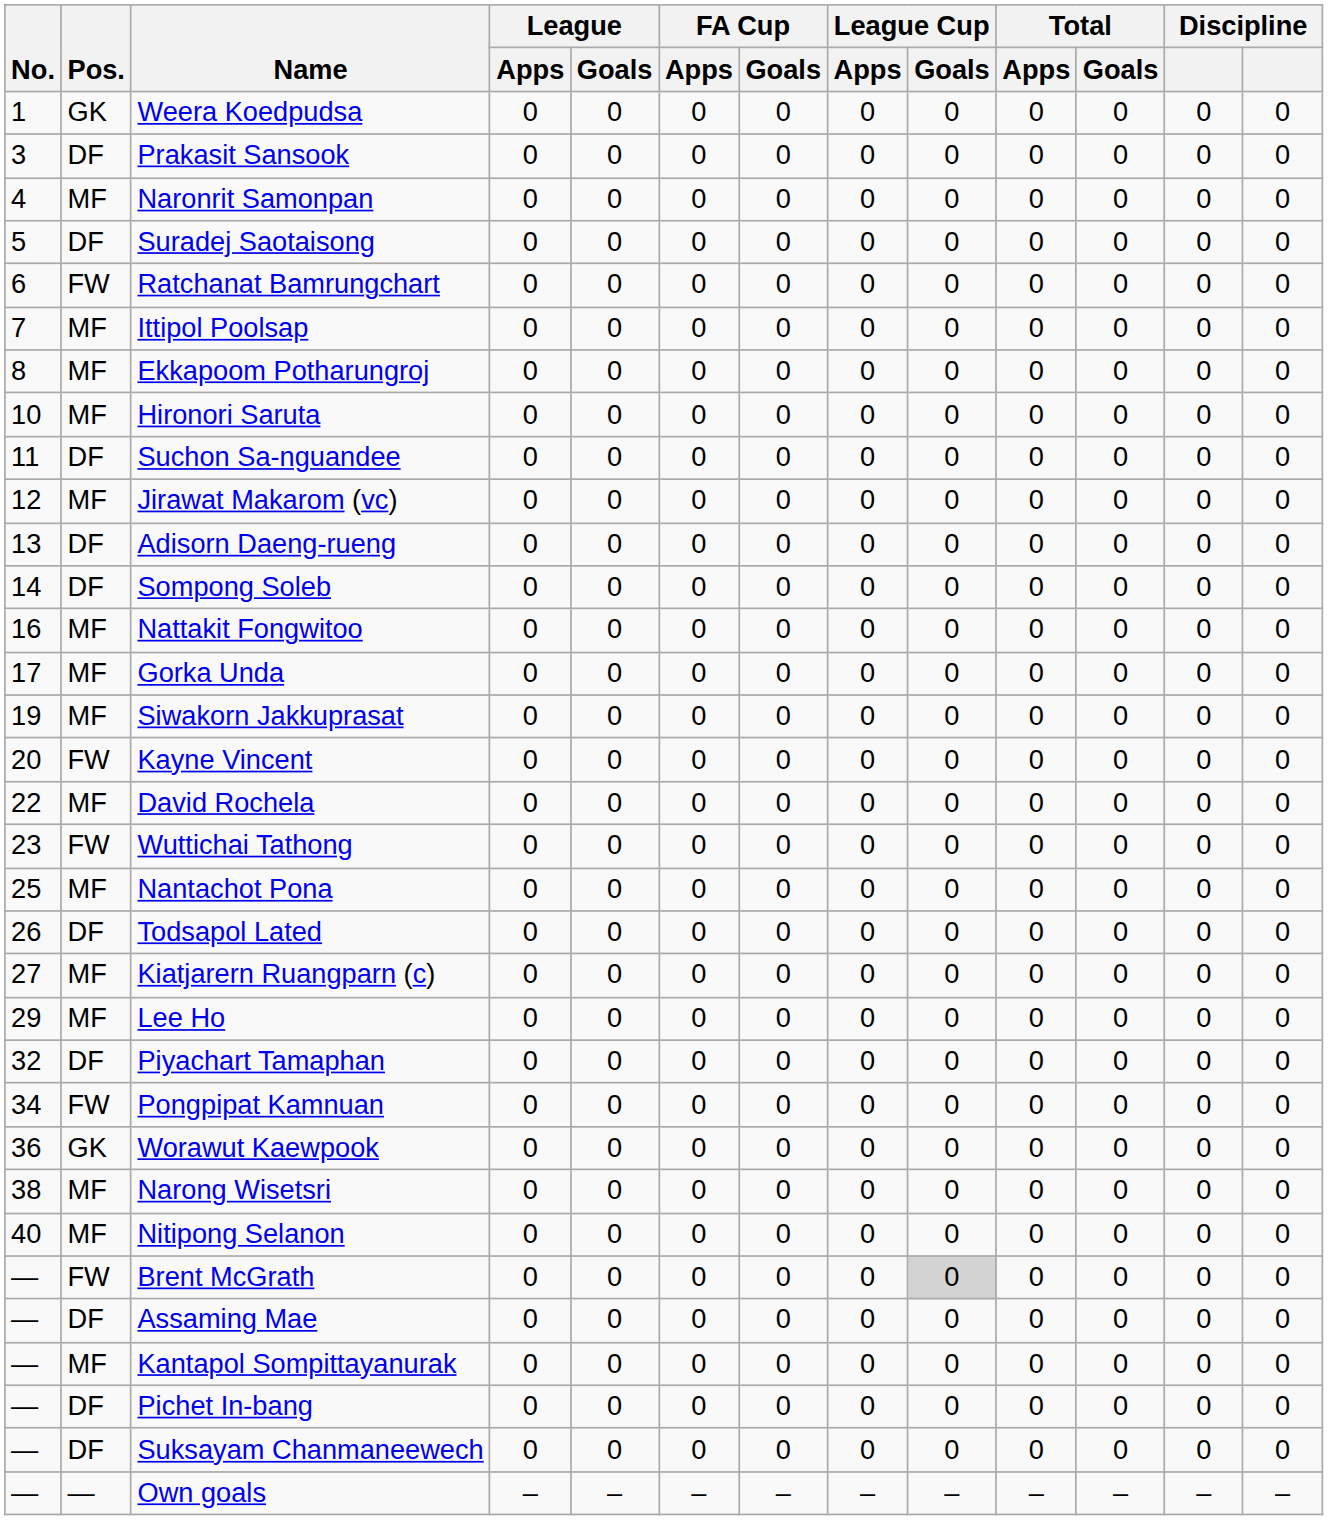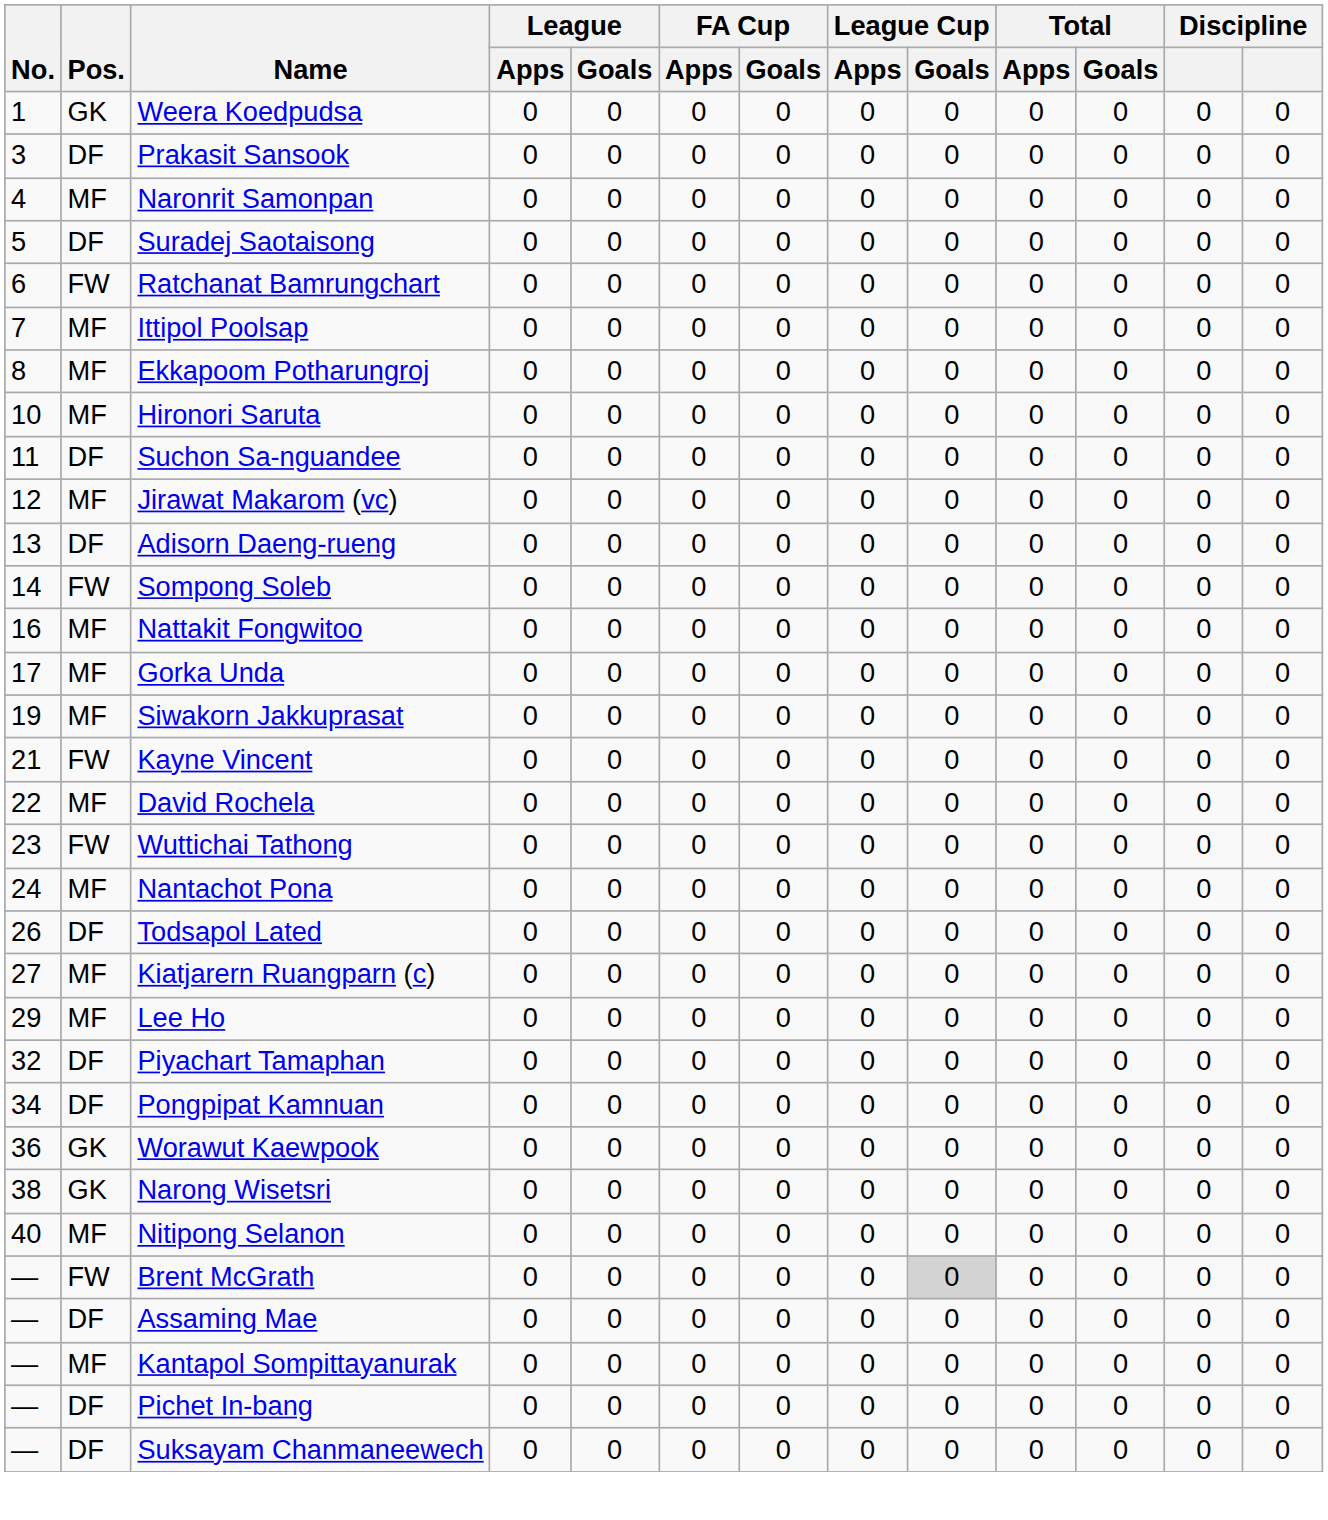(86, 586) DF -> (89, 586) FW
(26, 759) 20 -> (26, 759) 21
(26, 888) 25 -> (26, 888) 24
(89, 1104) FW -> (86, 1104) DF
(87, 1190) MF -> (87, 1190) GK
- row: (202, 1492)
